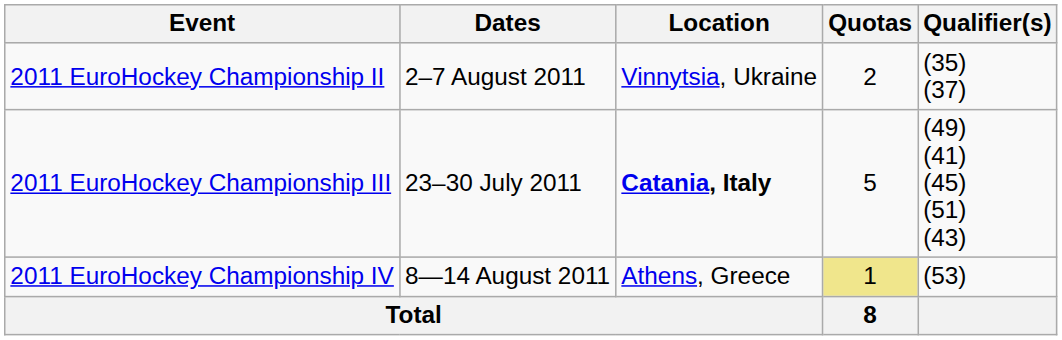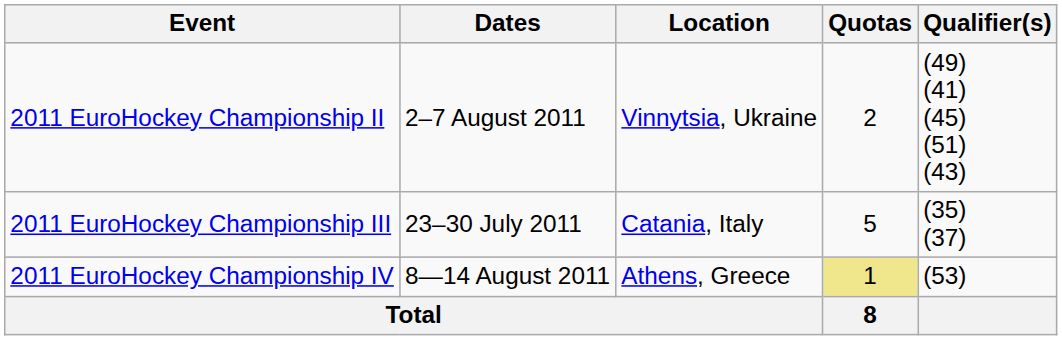(945, 76) (35) (37) -> (945, 117) (49) (41) (45) (51) (43)
(696, 183) bold -> (692, 224) normal
(945, 183) (49) (41) (45) (51) (43) -> (945, 224) (35) (37)
